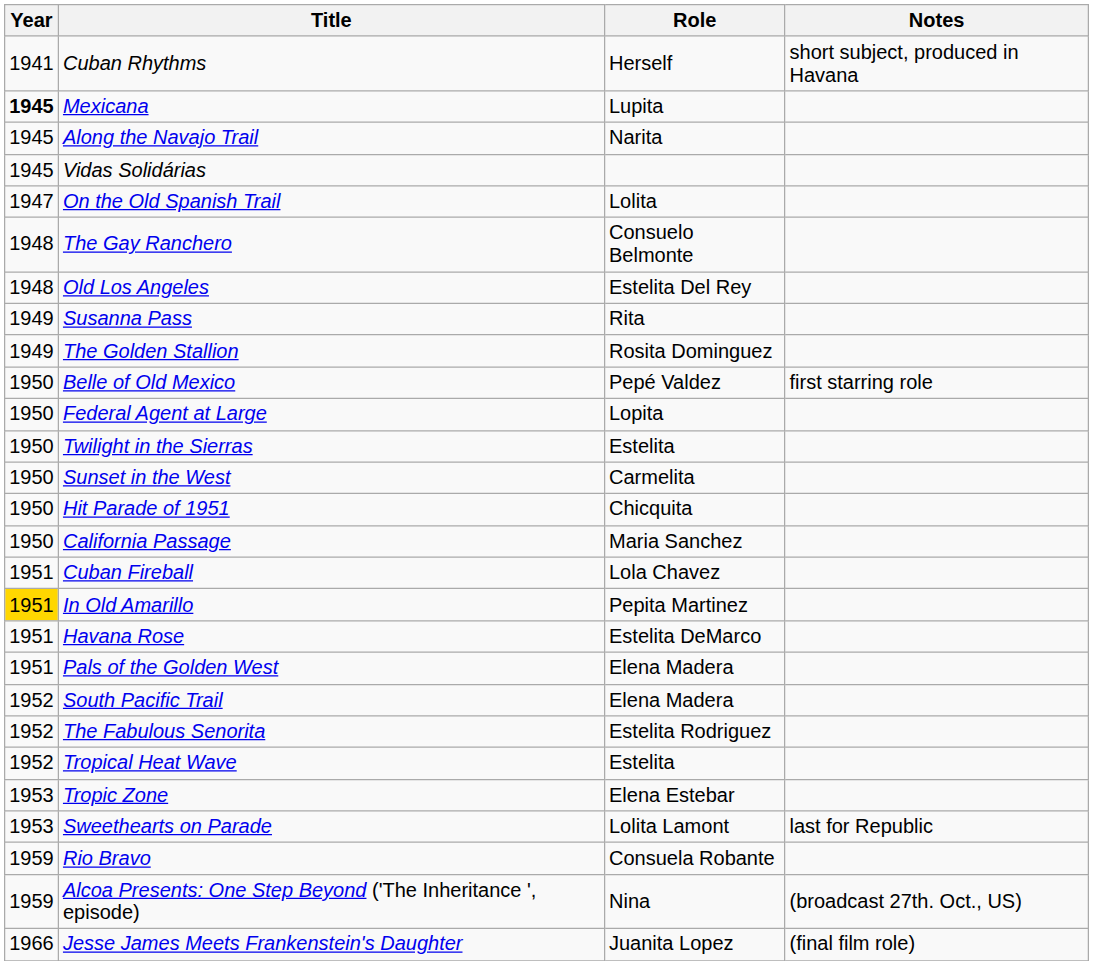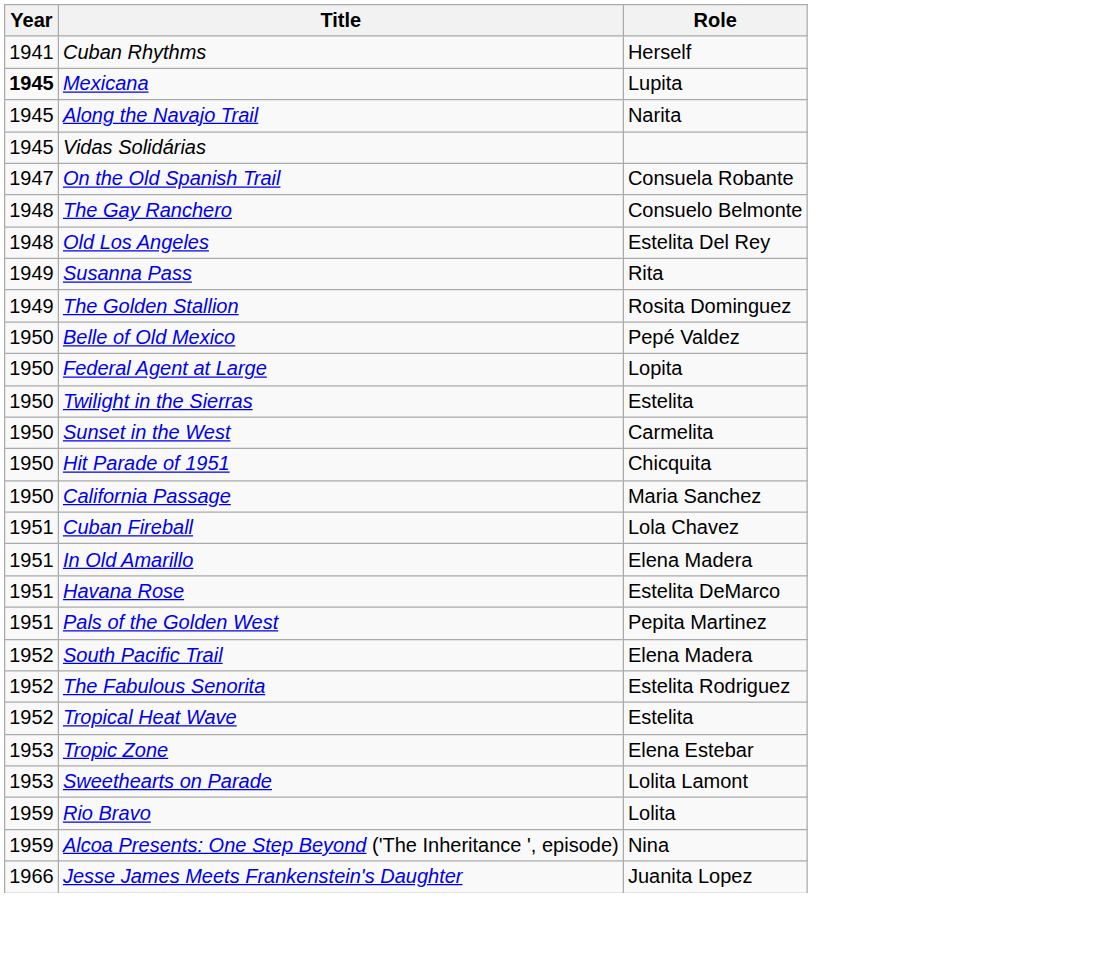- column: (937, 20)
(633, 201) Lolita -> (711, 178) Consuela Robante
(31, 604) gold background -> (31, 559) no background
(678, 604) Pepita Martinez -> (690, 559) Elena Madera
(671, 668) Elena Madera -> (697, 623) Pepita Martinez
(692, 858) Consuela Robante -> (652, 813) Lolita
